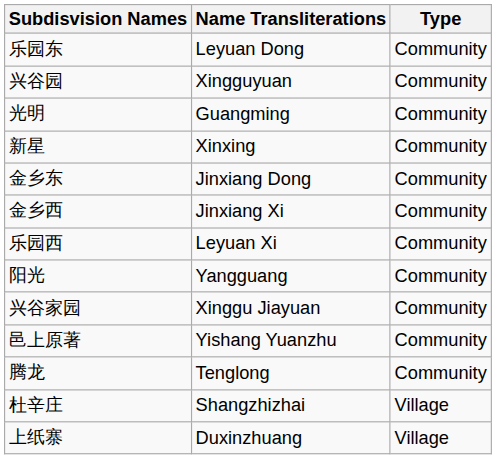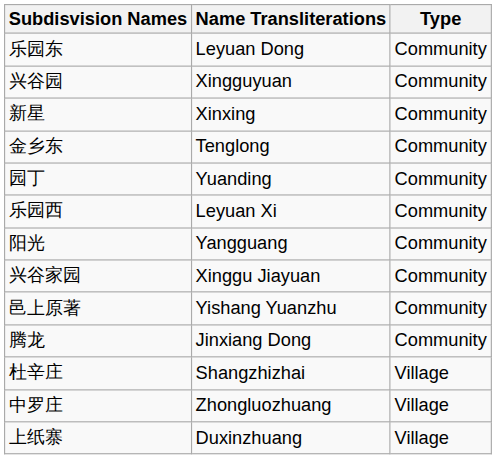- row: (27, 113)
(253, 178) Jinxiang Dong -> (233, 146) Tenglong
- row: (36, 210)
+ row: (27, 178)
(233, 373) Tenglong -> (253, 340) Jinxiang Dong
+ row: (36, 404)
